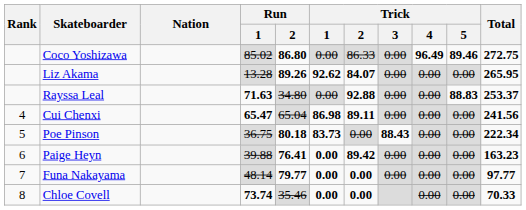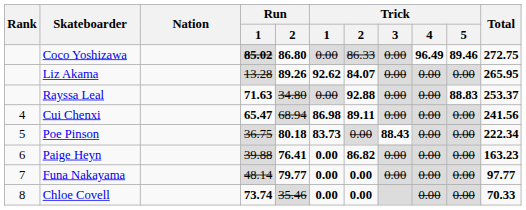(258, 54) normal -> (258, 54) bold
(292, 114) 65.04 -> (292, 114) 68.94
(361, 154) 89.42 -> (361, 154) 86.82
